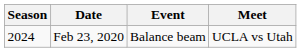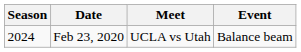columns swapped: (168, 15) <-> (252, 15)
